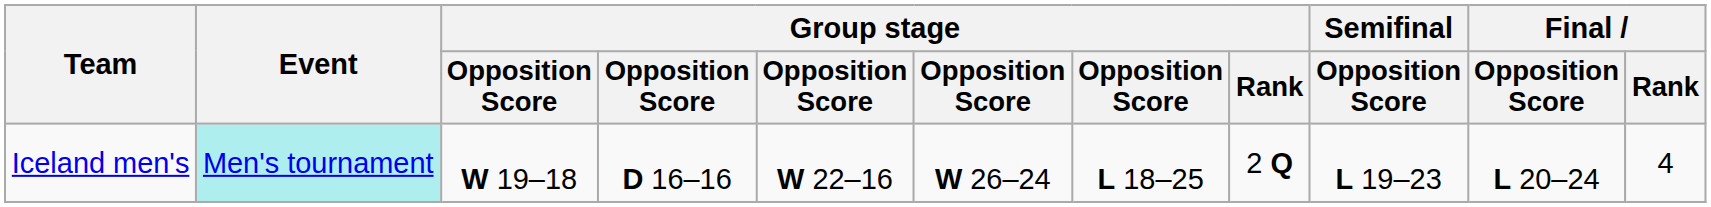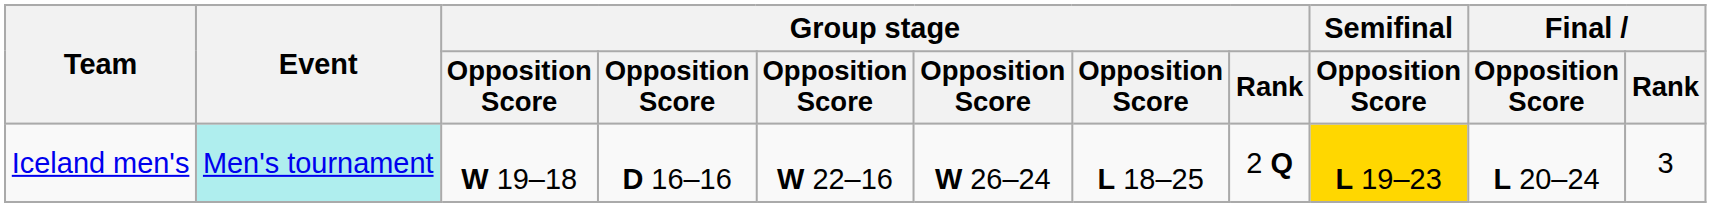(1389, 179) no background -> (1389, 179) gold background
(1665, 163) 4 -> (1665, 163) 3
